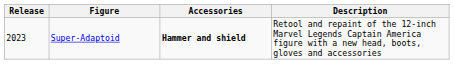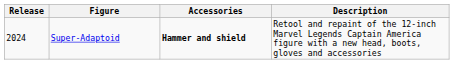(16, 39) 2023 -> (16, 39) 2024
